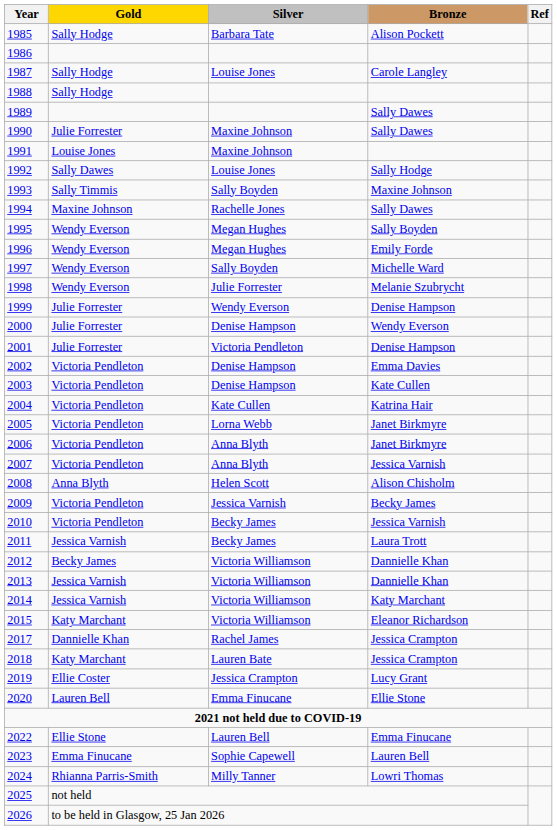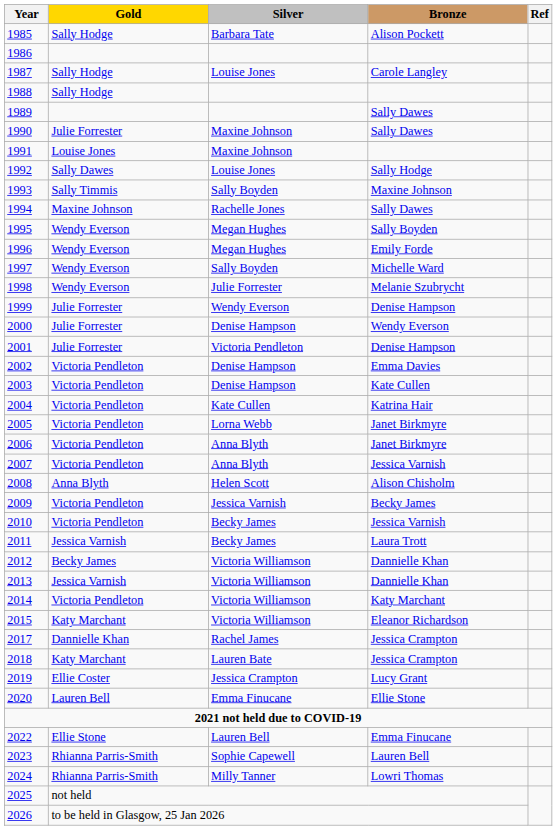(89, 600) Jessica Varnish -> (97, 600) Victoria Pendleton
(92, 756) Emma Finucane -> (105, 756) Rhianna Parris-Smith
